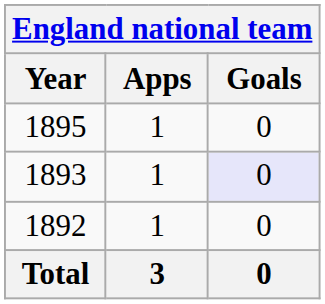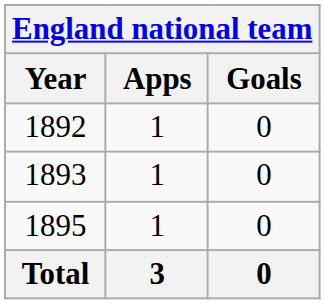rows swapped: (55, 224) <-> (55, 126)
(264, 175) lavender background -> (264, 175) no background
